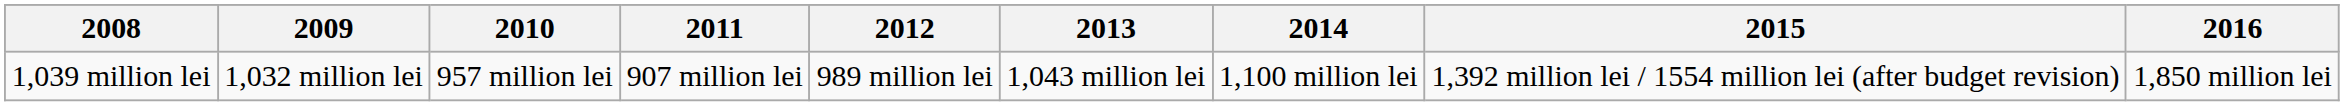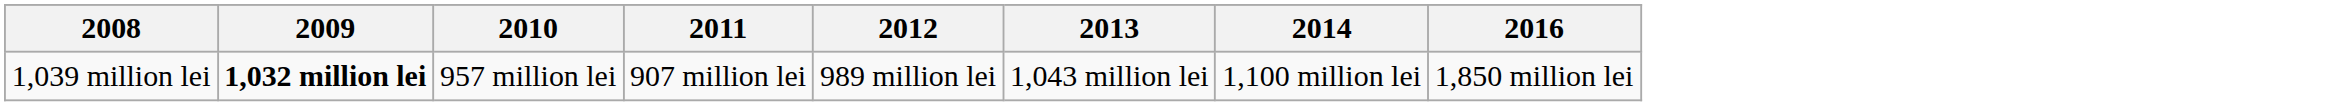- column: (1775, 28)
(324, 75) normal -> (325, 75) bold
